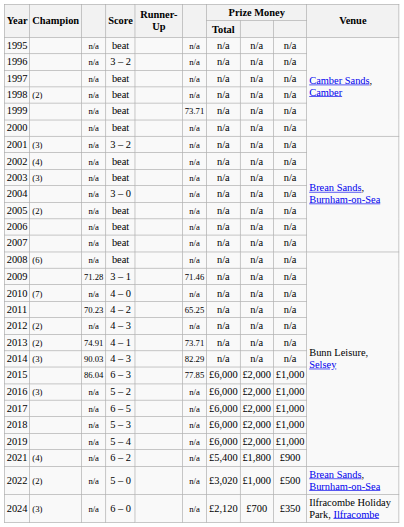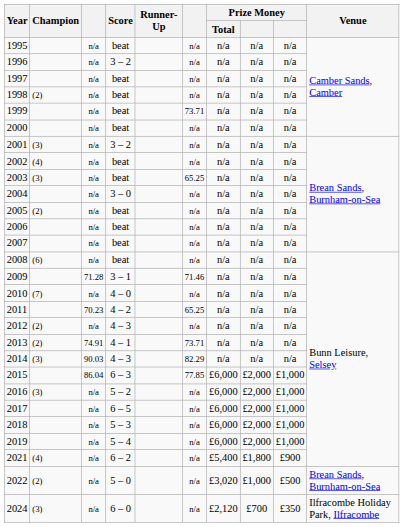(194, 178) n/a -> (194, 178) 65.25
